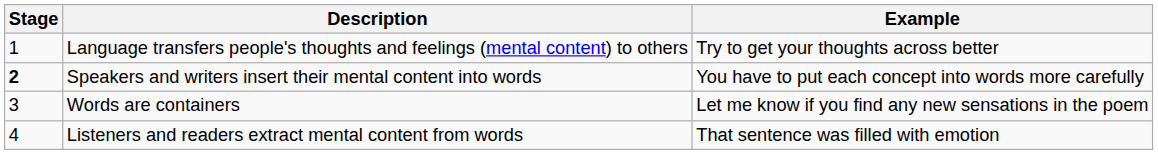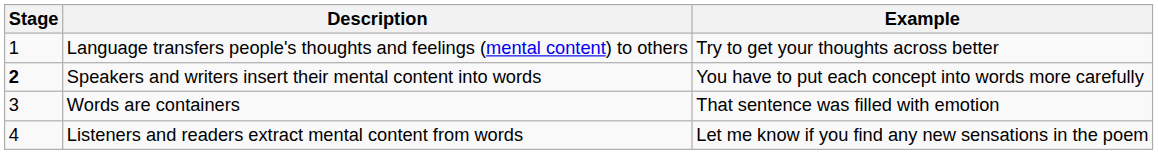(922, 105) Let me know if you find any new sensations in the poem -> (848, 105) That sentence was filled with emotion
(848, 134) That sentence was filled with emotion -> (922, 134) Let me know if you find any new sensations in the poem
